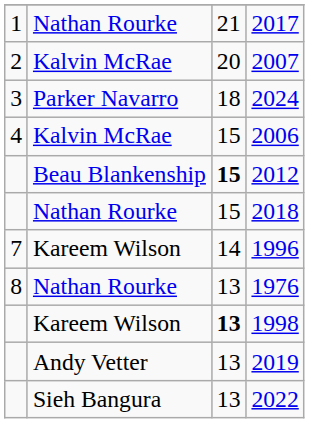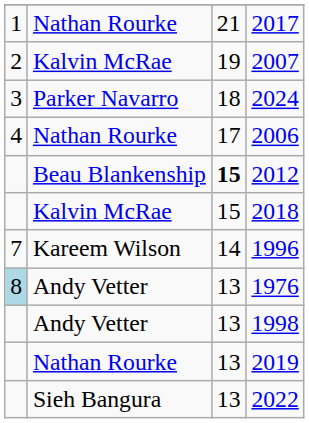(229, 60) 20 -> (229, 60) 19
(102, 135) Kalvin McRae -> (105, 135) Nathan Rourke
(229, 135) 15 -> (229, 135) 17
(105, 211) Nathan Rourke -> (102, 211) Kalvin McRae
(16, 286) no background -> (16, 286) lightblue background
(105, 286) Nathan Rourke -> (90, 286) Andy Vetter
(107, 323) Kareem Wilson -> (90, 323) Andy Vetter
(229, 323) bold -> (229, 323) normal
(90, 361) Andy Vetter -> (105, 361) Nathan Rourke
